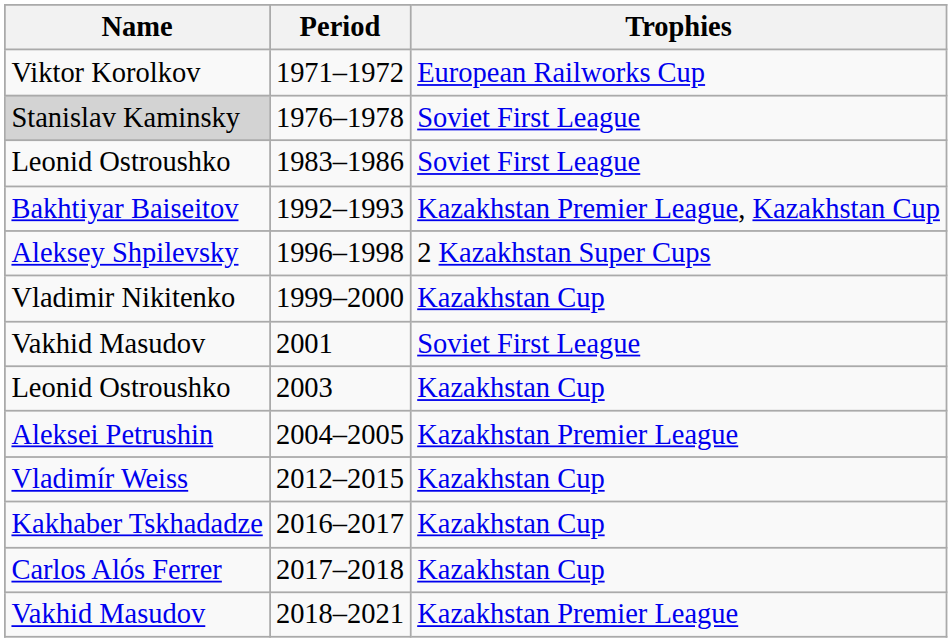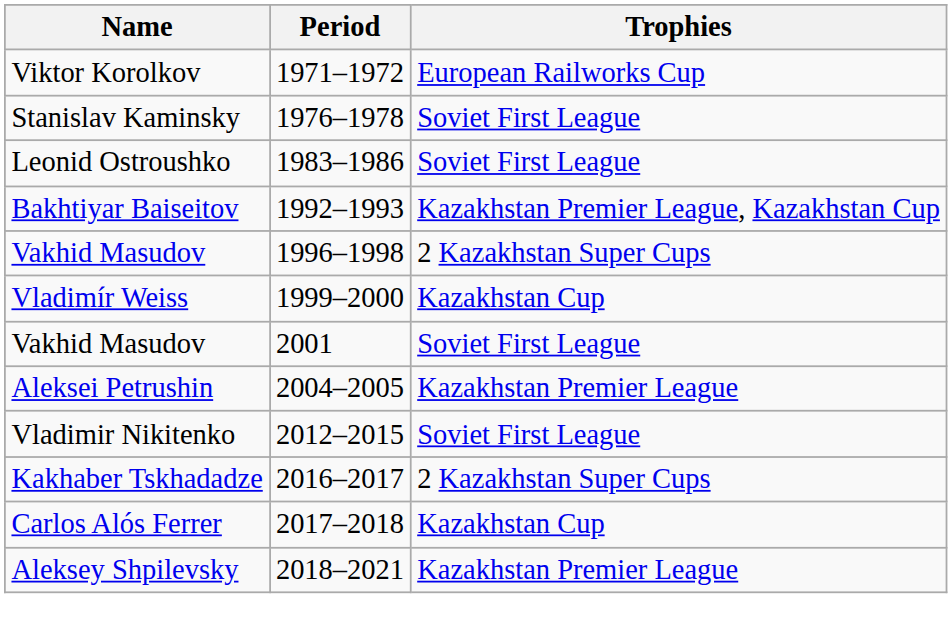(126, 117) lightgrey background -> (126, 117) no background
(125, 252) Aleksey Shpilevsky -> (108, 252) Vakhid Masudov
(123, 298) Vladimir Nikitenko -> (100, 298) Vladimír Weiss
- row: (304, 388)
(100, 478) Vladimír Weiss -> (123, 433) Vladimir Nikitenko
(511, 478) Kazakhstan Cup -> (529, 433) Soviet First League
(511, 523) Kazakhstan Cup -> (564, 478) 2 Kazakhstan Super Cups
(108, 614) Vakhid Masudov -> (125, 569) Aleksey Shpilevsky
